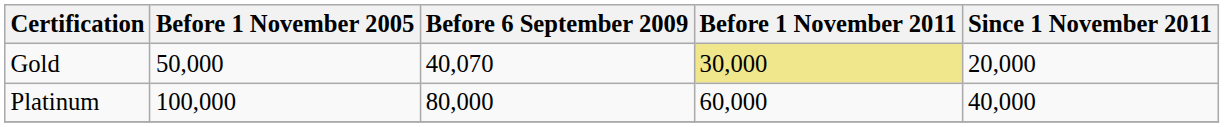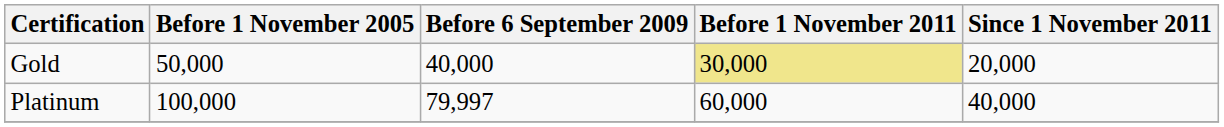(460, 63) 40,070 -> (460, 63) 40,000
(460, 102) 80,000 -> (460, 102) 79,997
